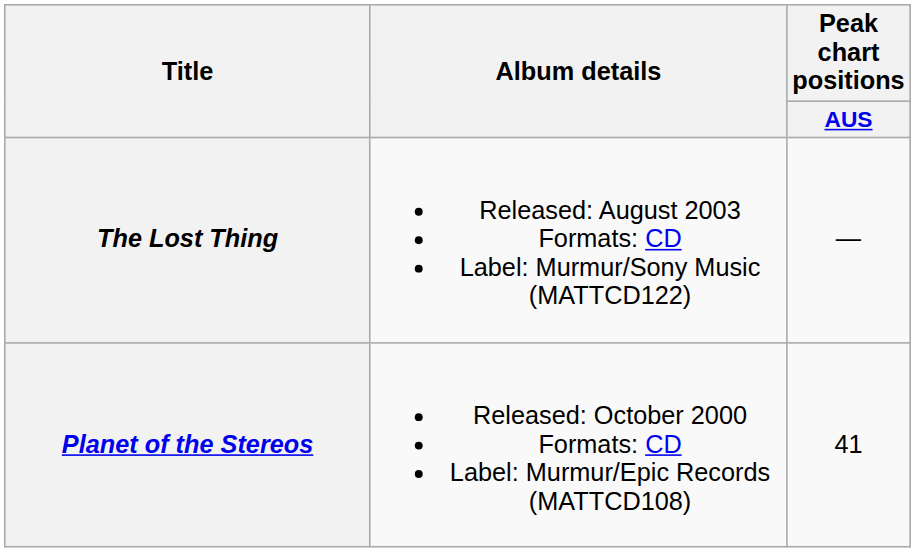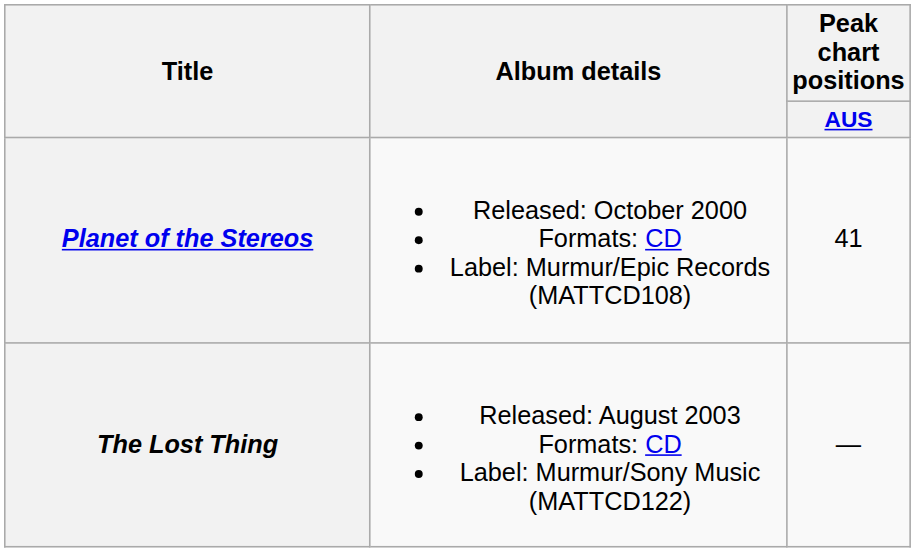rows swapped: (188, 444) <-> (188, 239)
